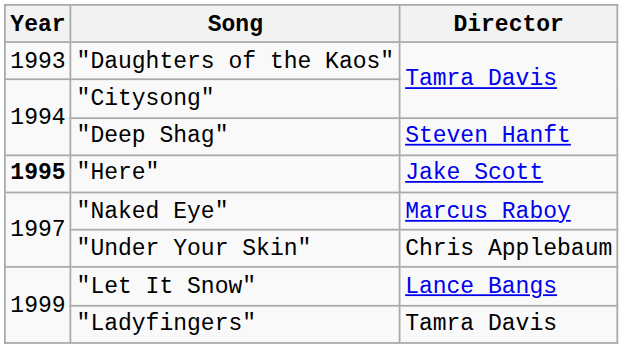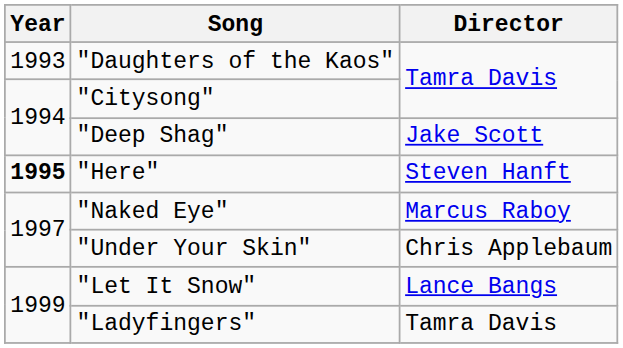(488, 136) Steven Hanft -> (474, 136) Jake Scott
(474, 174) Jake Scott -> (488, 174) Steven Hanft
